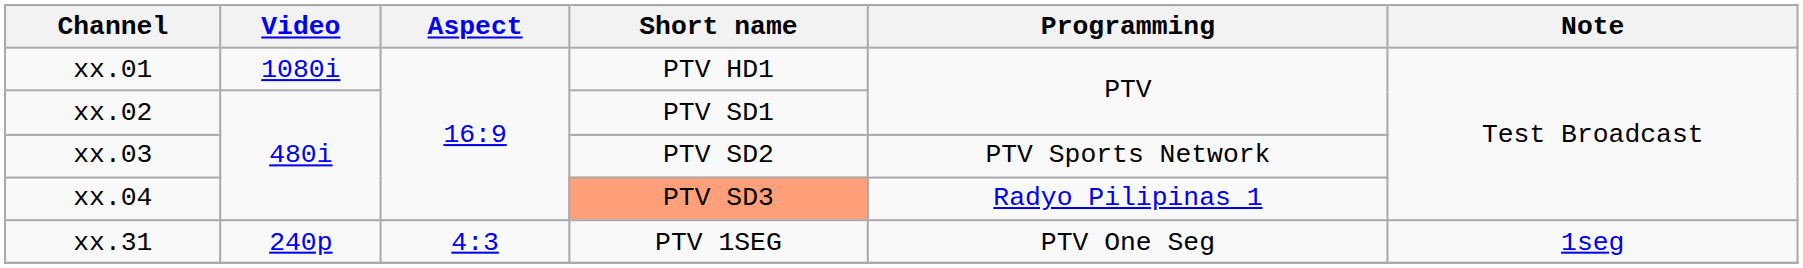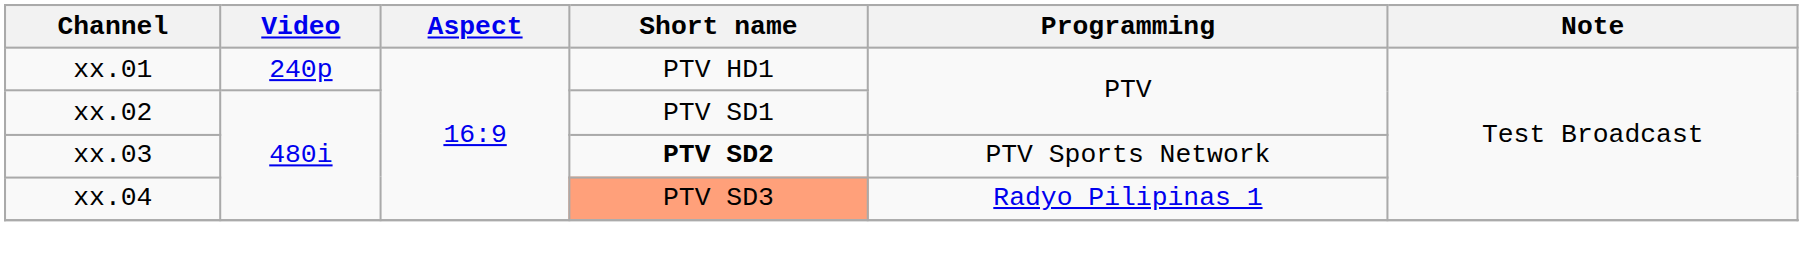(301, 70) 1080i -> (301, 70) 240p
(718, 156) normal -> (718, 156) bold
- row: (113, 242)
